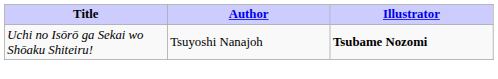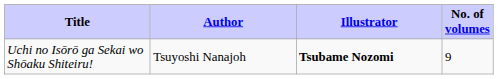+ column: (467, 21)
